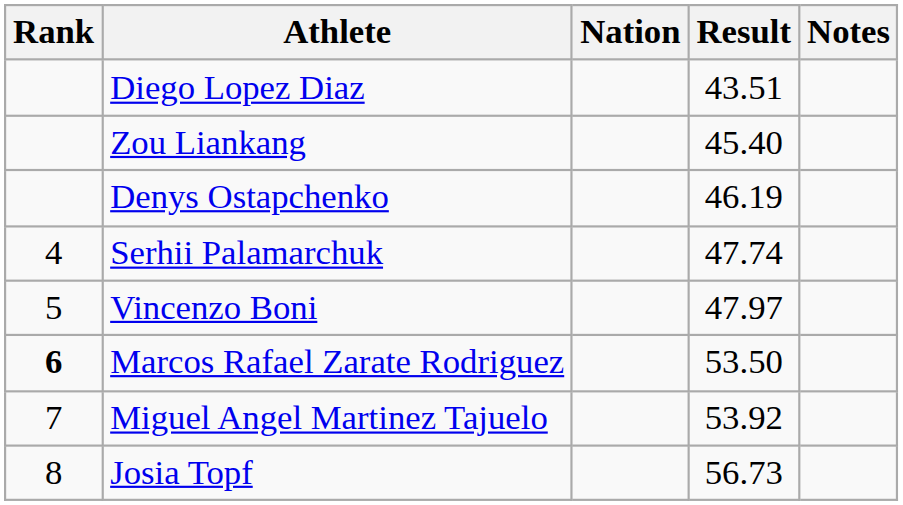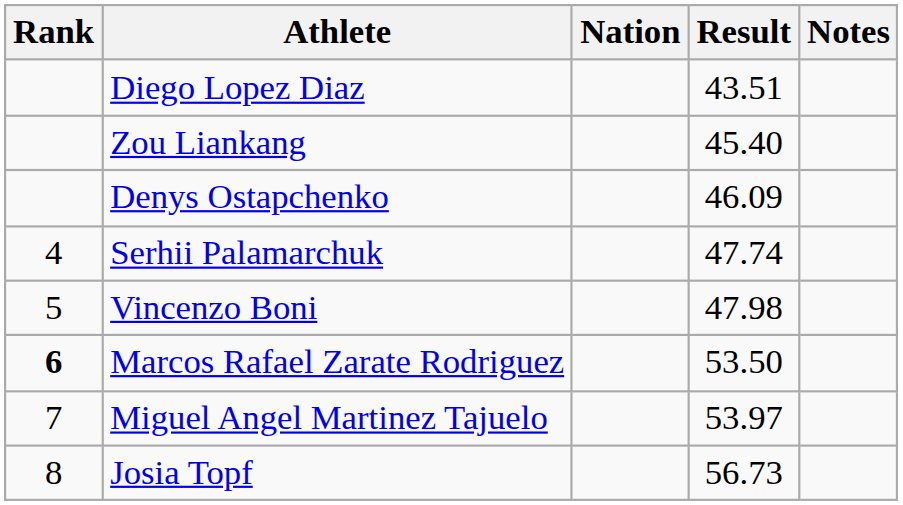(744, 197) 46.19 -> (744, 197) 46.09
(744, 307) 47.97 -> (744, 307) 47.98
(744, 417) 53.92 -> (744, 417) 53.97
